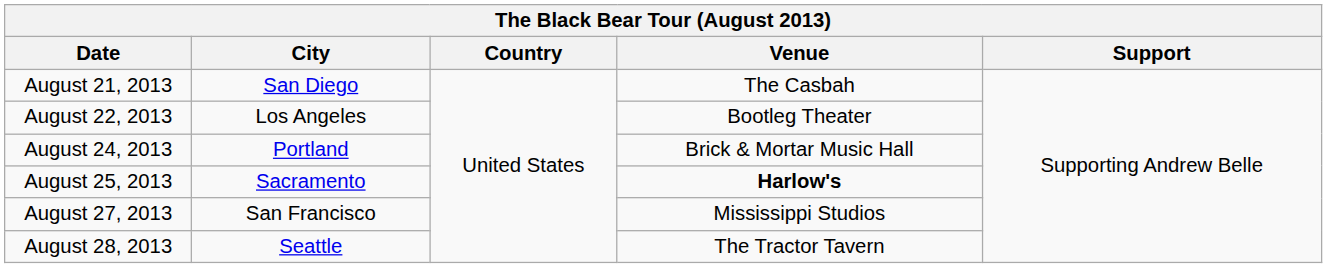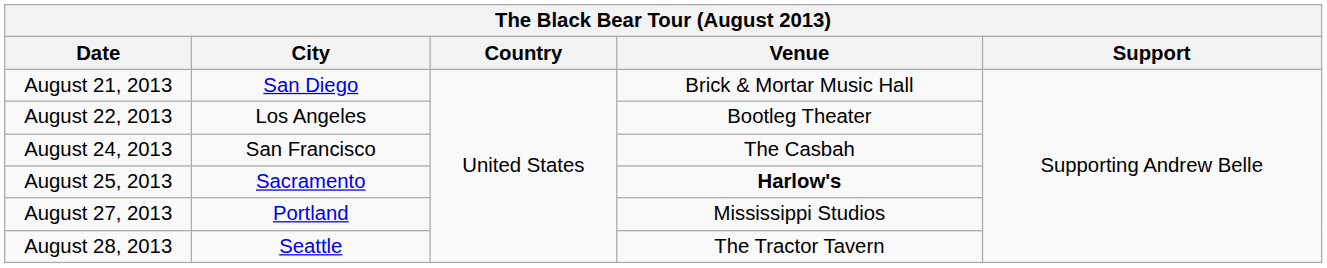(799, 85) The Casbah -> (799, 85) Brick & Mortar Music Hall
(311, 149) Portland -> (311, 149) San Francisco
(799, 149) Brick & Mortar Music Hall -> (799, 149) The Casbah
(311, 213) San Francisco -> (311, 213) Portland
